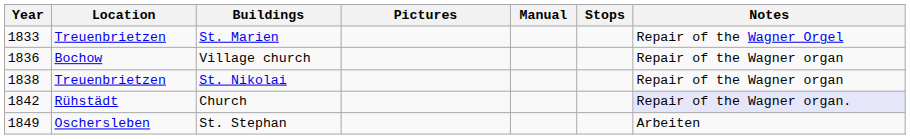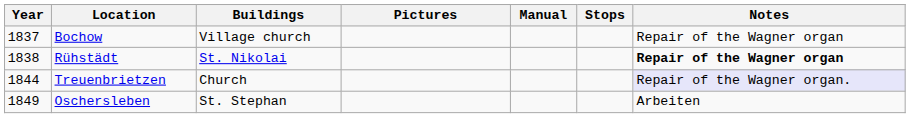- row: (239, 37)
(24, 59) 1836 -> (24, 37) 1837
(110, 80) Treuenbrietzen -> (86, 59) Rühstädt
(740, 80) normal -> (740, 59) bold
(24, 102) 1842 -> (24, 80) 1844
(86, 102) Rühstädt -> (110, 80) Treuenbrietzen
